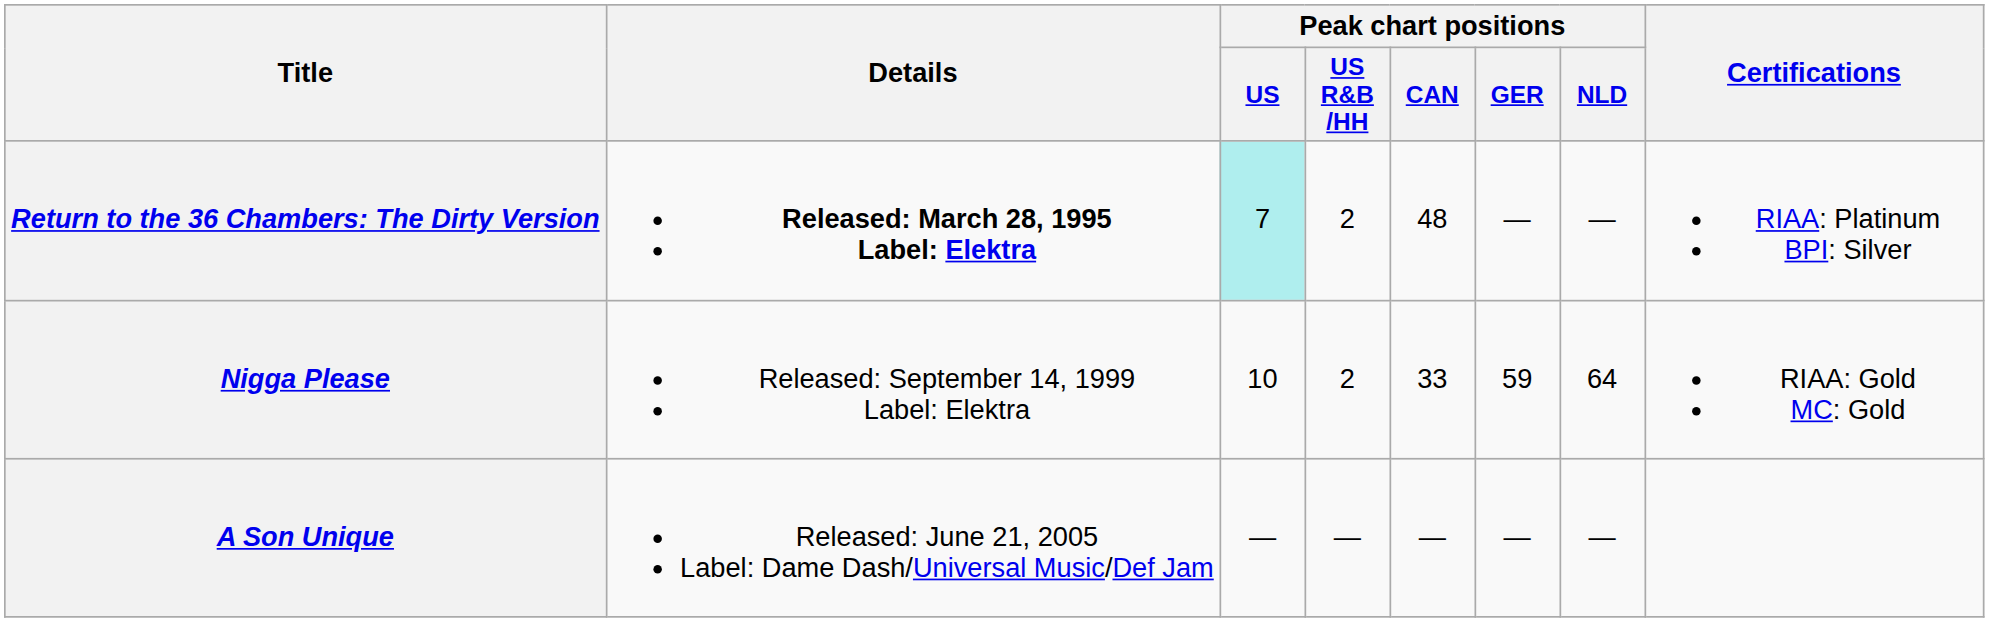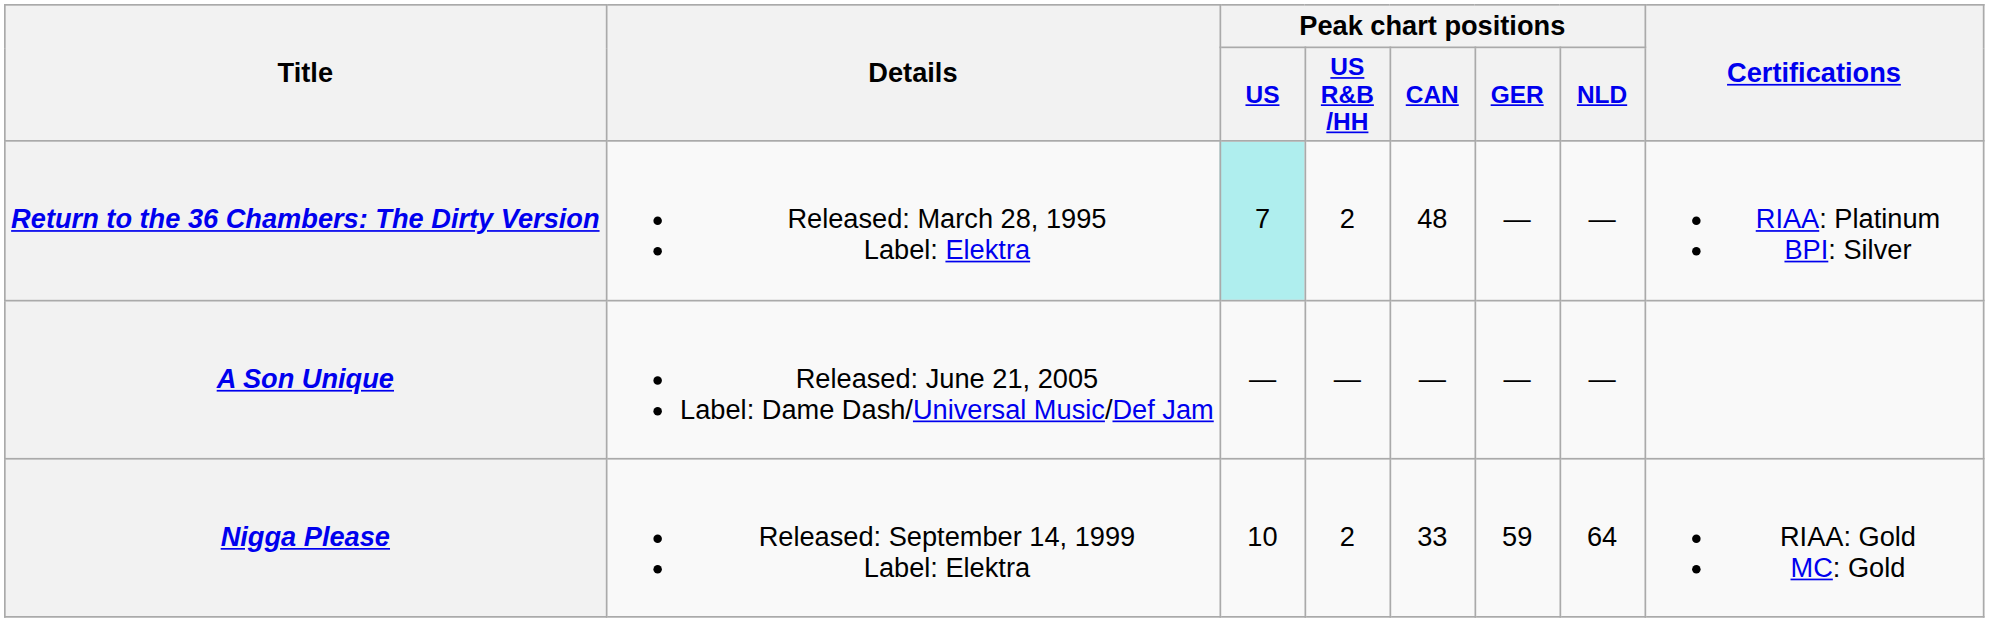(913, 236) bold -> (913, 236) normal
rows swapped: (305, 378) <-> (305, 537)
